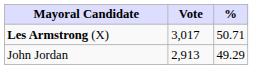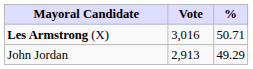(185, 34) 3,017 -> (185, 34) 3,016
